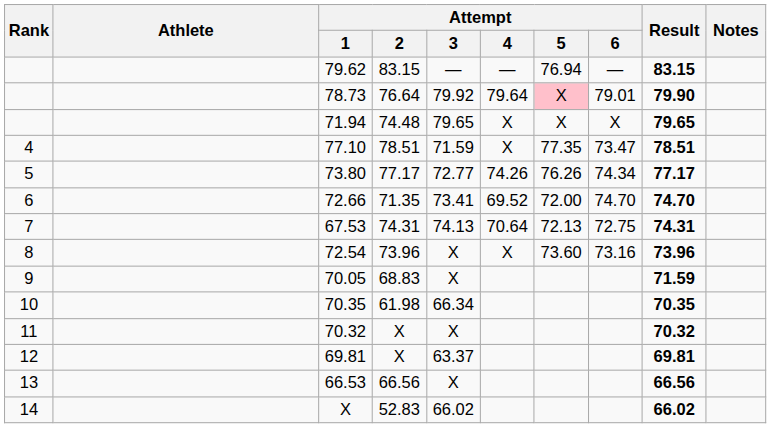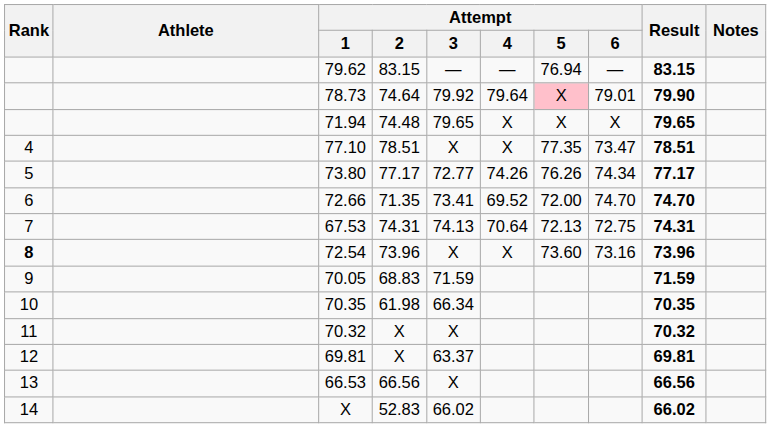(399, 95) 76.64 -> (399, 95) 74.64
(453, 148) 71.59 -> (453, 148) X
(29, 252) normal -> (29, 252) bold
(453, 278) X -> (453, 278) 71.59
